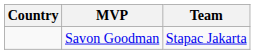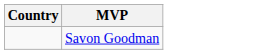- column: (206, 15)
